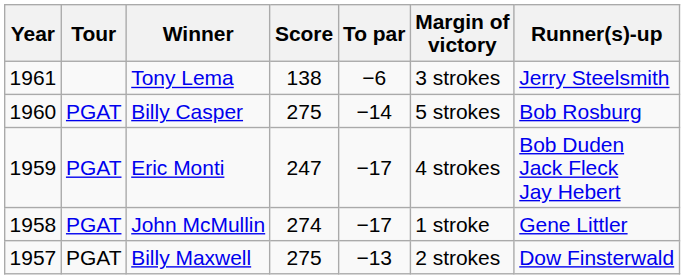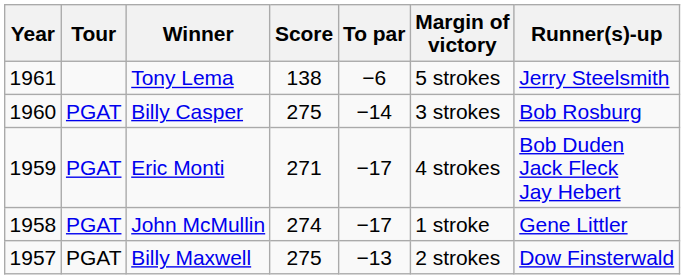(458, 78) 3 strokes -> (458, 78) 5 strokes
(458, 111) 5 strokes -> (458, 111) 3 strokes
(304, 168) 247 -> (304, 168) 271
